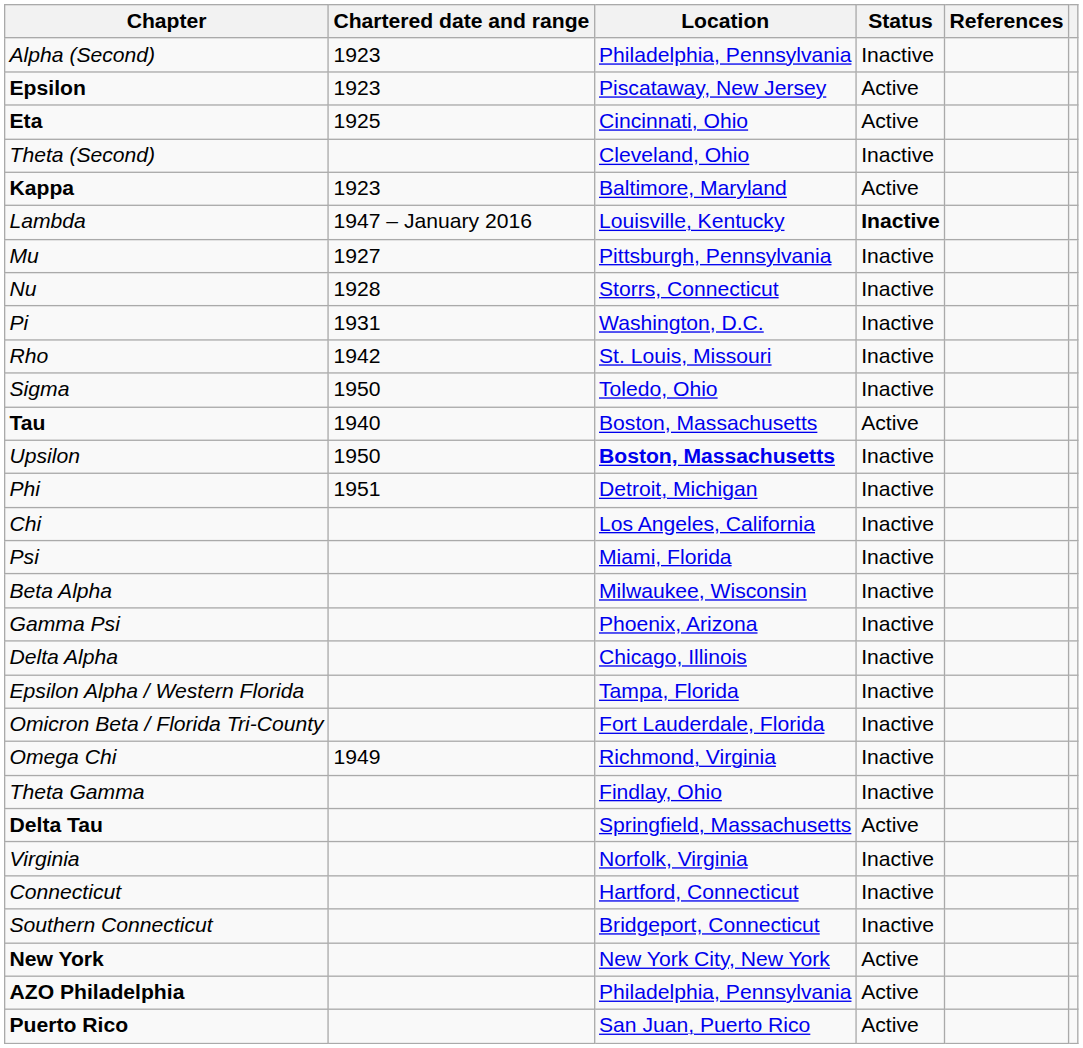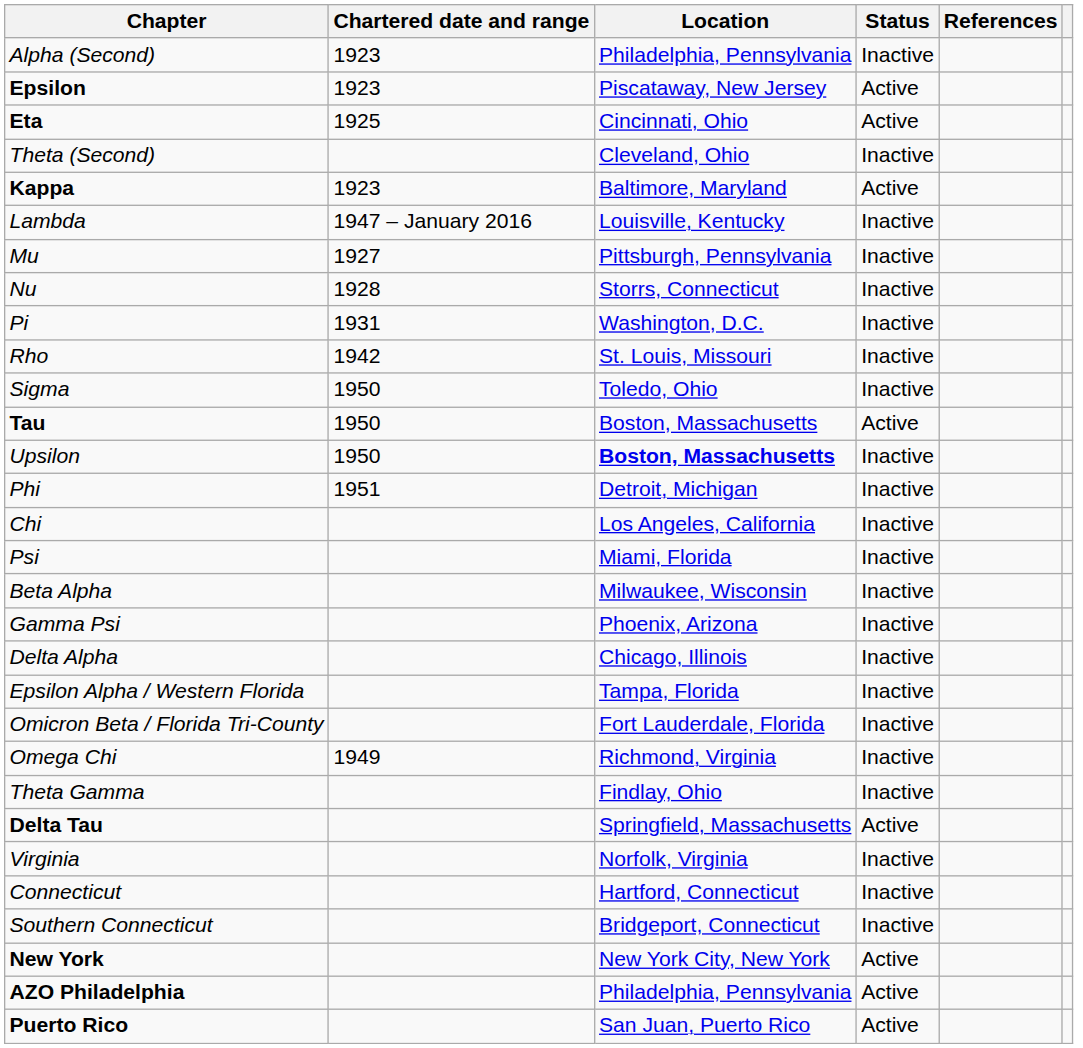(901, 222) bold -> (898, 222) normal
(357, 423) 1940 -> (357, 423) 1950
